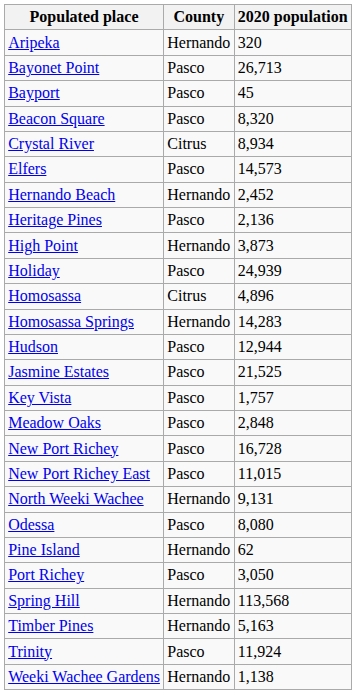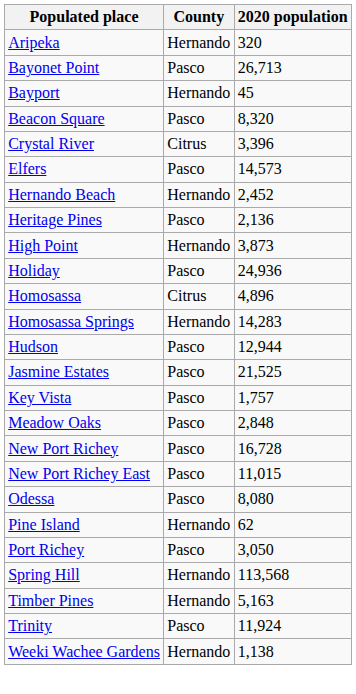(186, 93) Pasco -> (199, 93) Hernando
(256, 144) 8,934 -> (256, 144) 3,396
(260, 270) 24,939 -> (260, 270) 24,936
- row: (76, 499)
